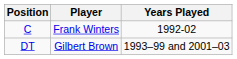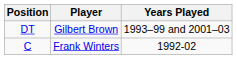rows swapped: (28, 46) <-> (28, 29)
